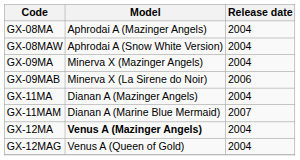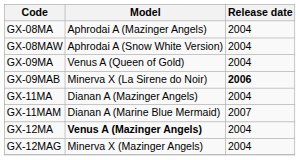(135, 63) Minerva X (Mazinger Angels) -> (126, 63) Venus A (Queen of Gold)
(240, 79) normal -> (240, 79) bold
(126, 146) Venus A (Queen of Gold) -> (135, 146) Minerva X (Mazinger Angels)
